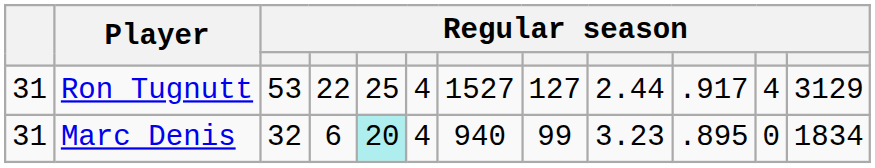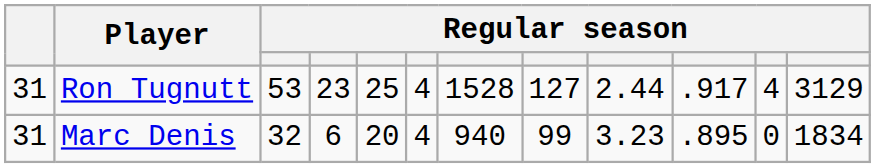(333, 90) 22 -> (333, 90) 23
(480, 90) 1527 -> (480, 90) 1528
(382, 138) paleturquoise background -> (382, 138) no background
